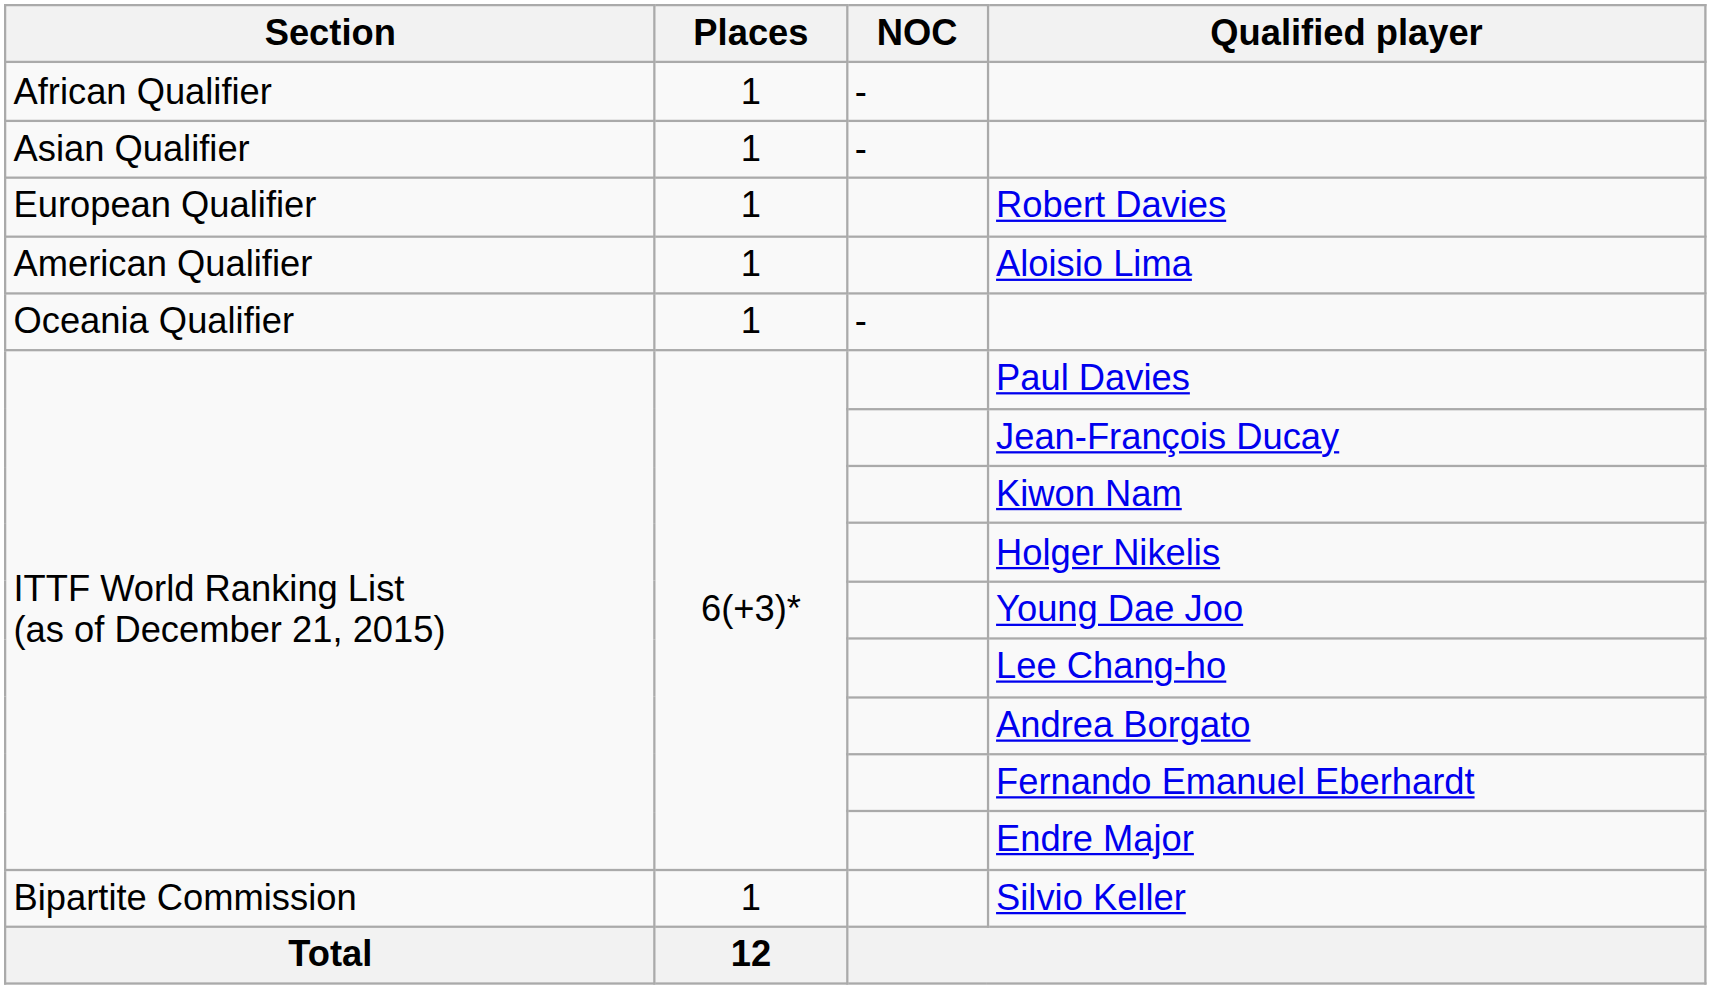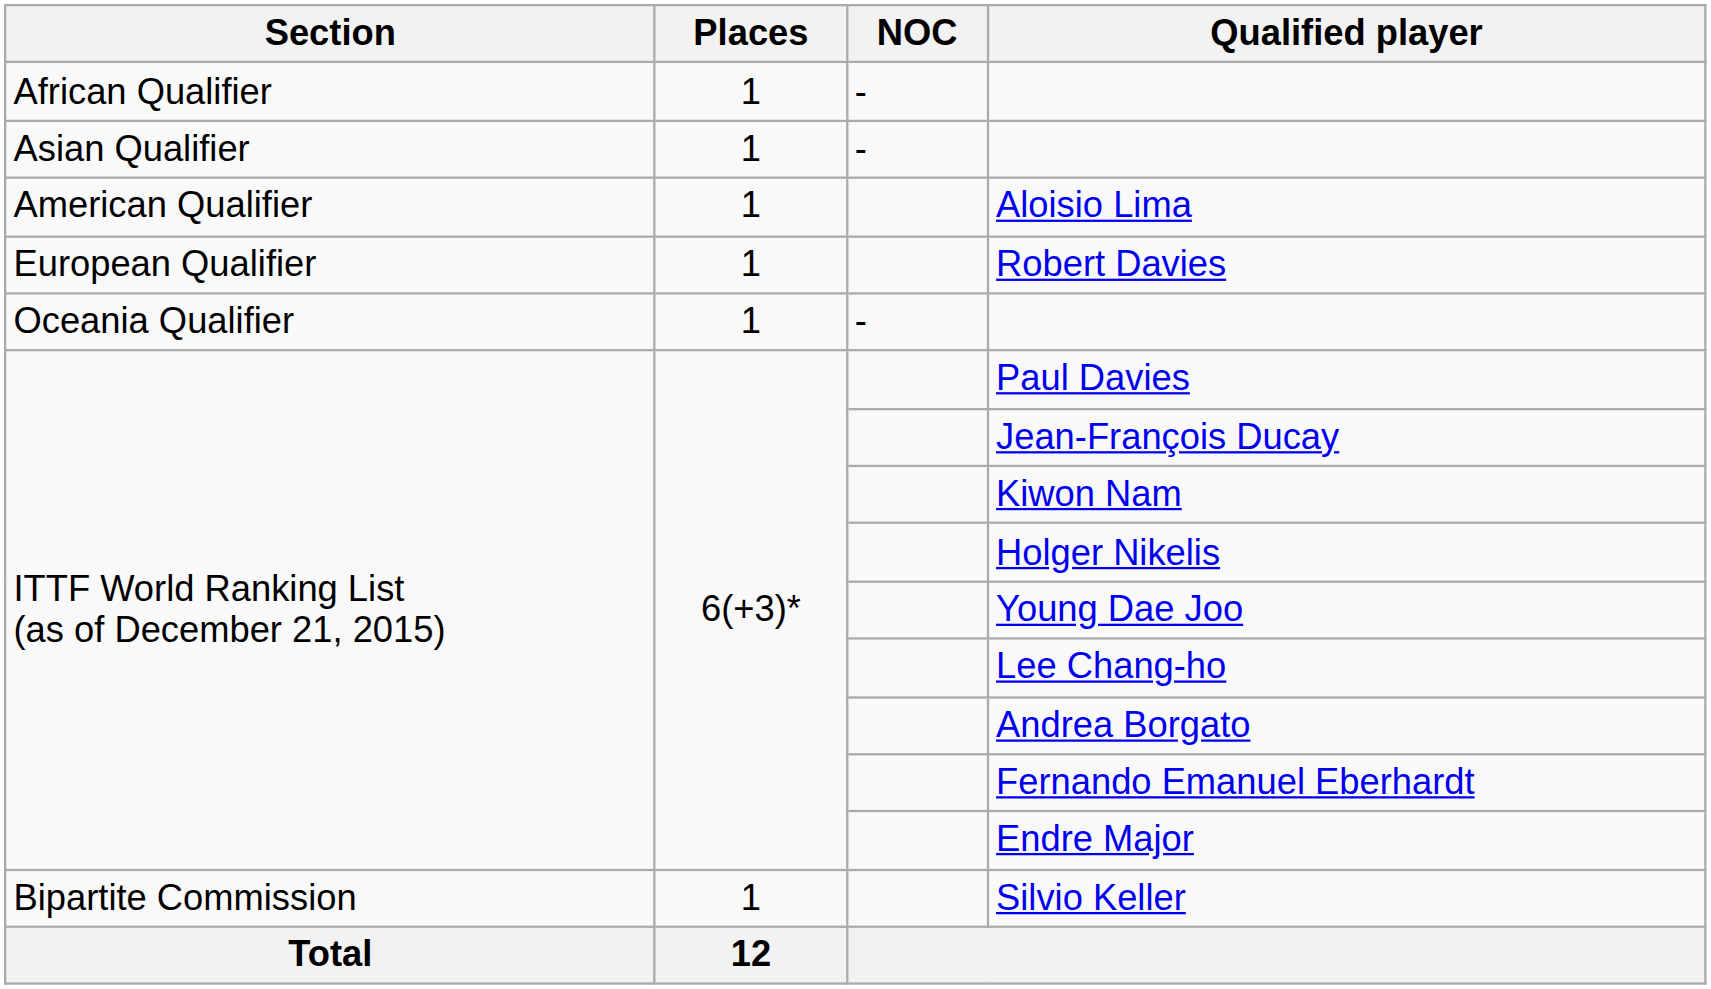rows swapped: (163, 263) <-> (165, 206)
